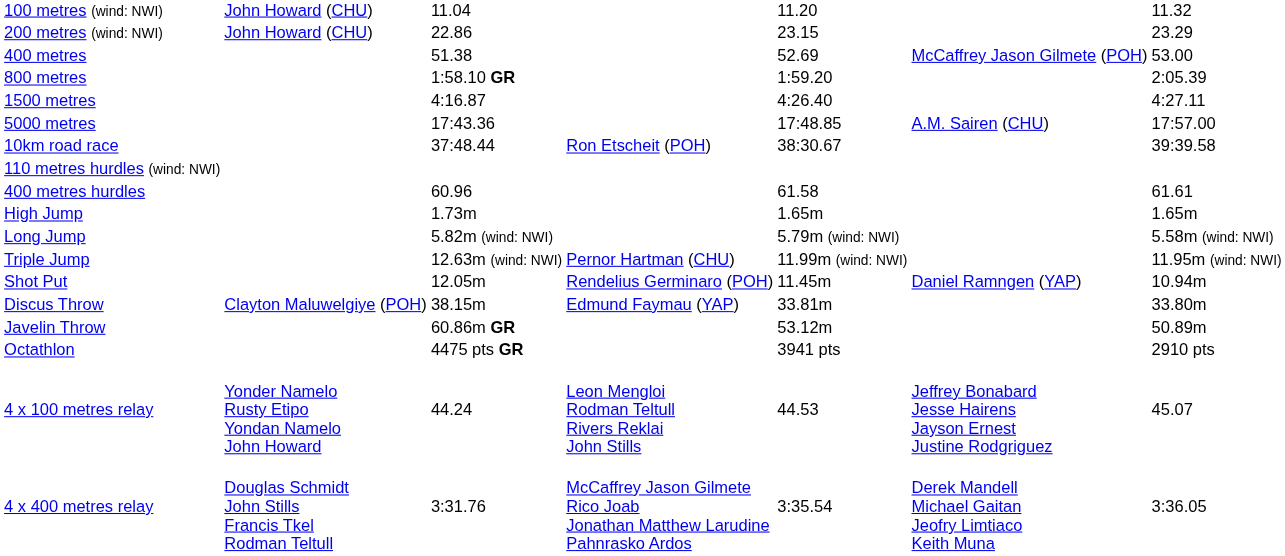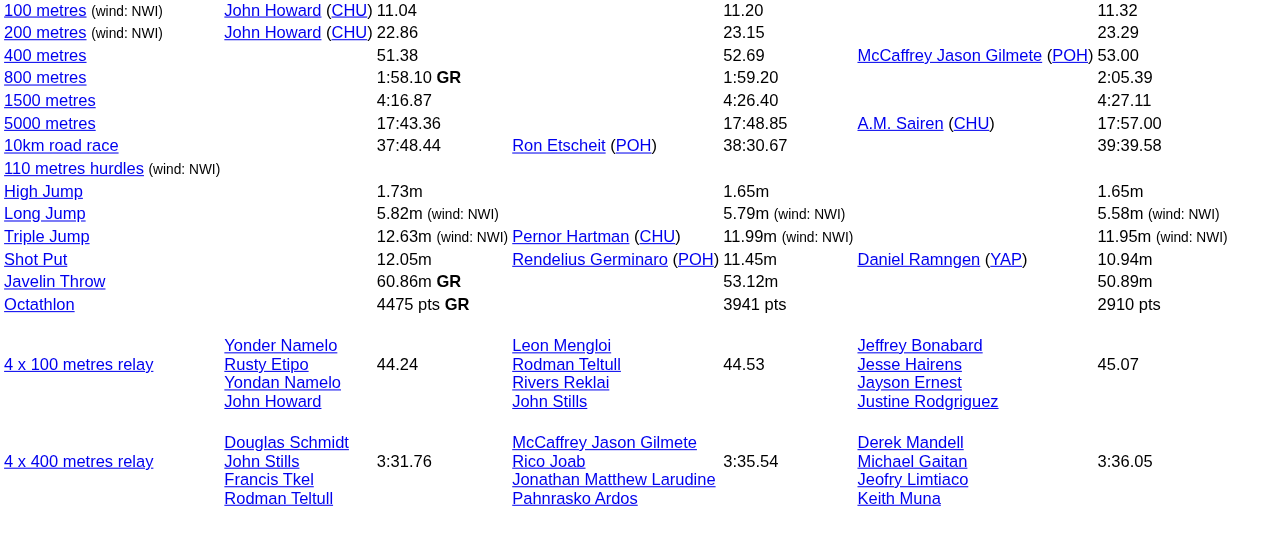- row: (75, 191)
- row: (54, 304)
